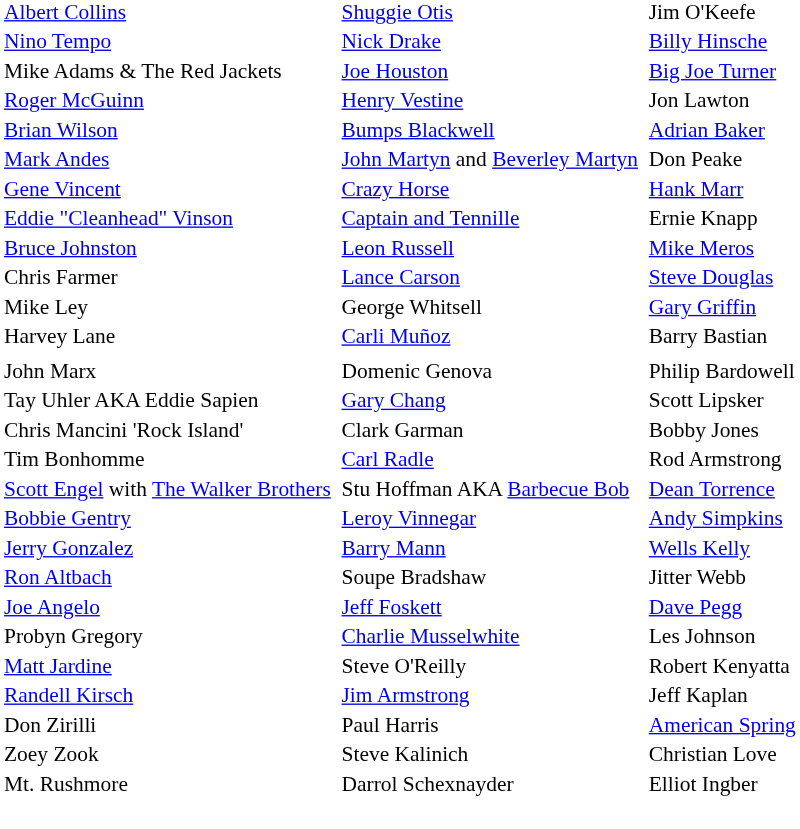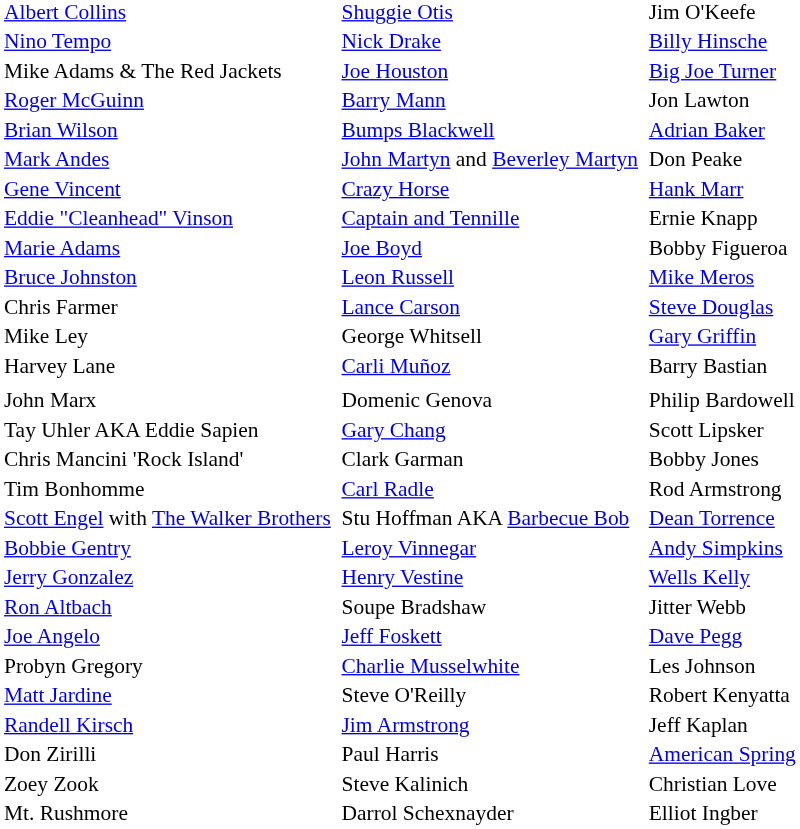(402, 100) Henry Vestine -> (394, 100) Barry Mann
+ row: (62, 247)
(394, 547) Barry Mann -> (402, 577) Henry Vestine
